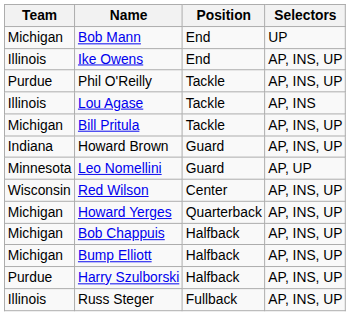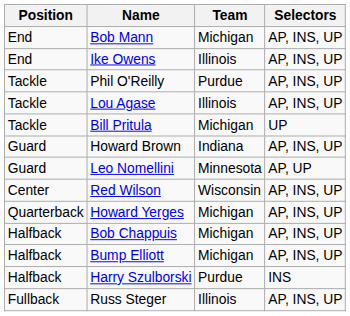columns swapped: (224, 16) <-> (40, 16)
(278, 38) UP -> (305, 38) AP, INS, UP
(292, 103) AP, INS -> (305, 103) AP, INS, UP
(305, 125) AP, INS, UP -> (278, 125) UP
(305, 278) AP, INS, UP -> (280, 278) INS
